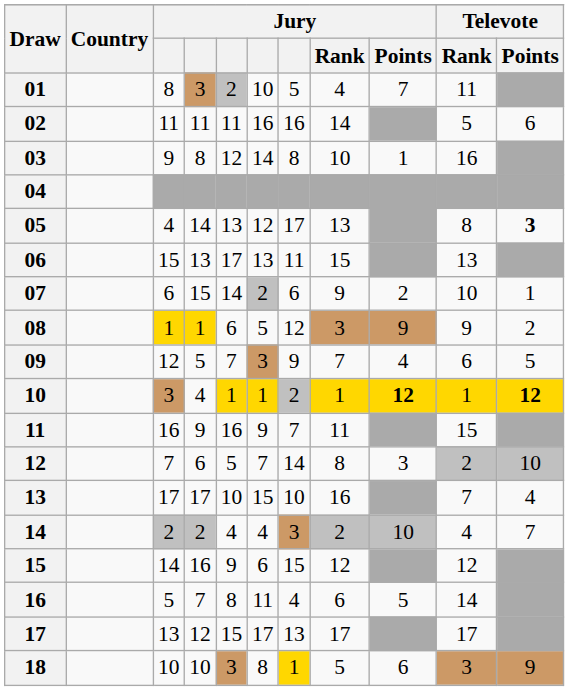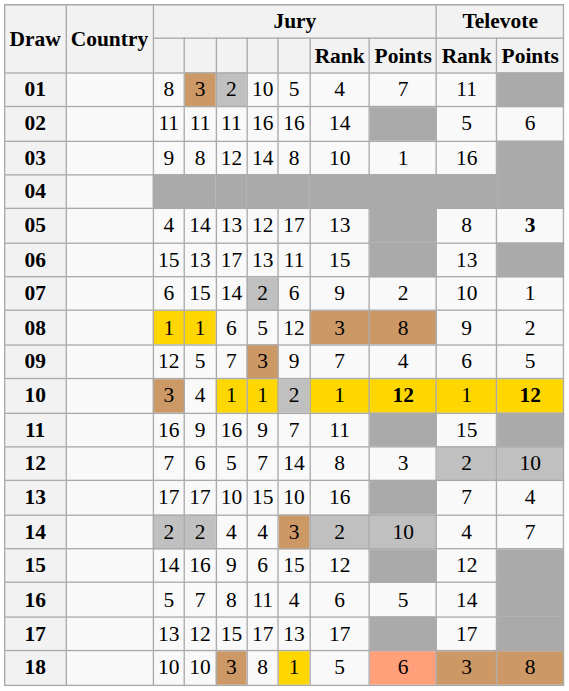(403, 327) 9 -> (403, 327) 8
(403, 667) no background -> (403, 667) lightsalmon background
(530, 667) 9 -> (530, 667) 8
